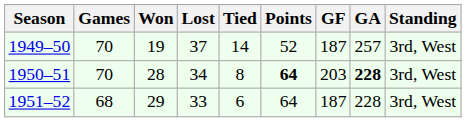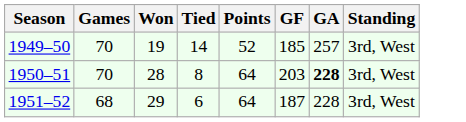- column: (198, 18)
(333, 46) 187 -> (292, 46) 185
(288, 74) bold -> (247, 74) normal
